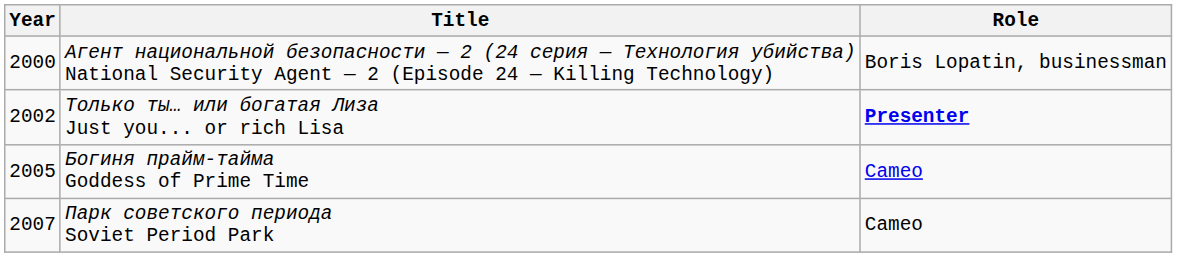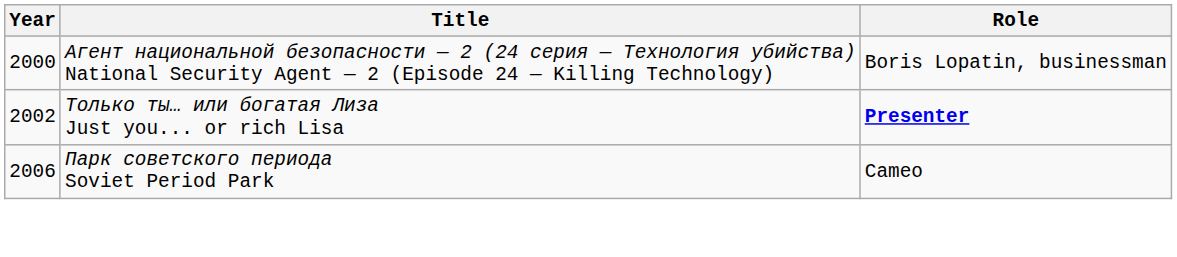- row: (187, 171)
(33, 225) 2007 -> (33, 171) 2006
